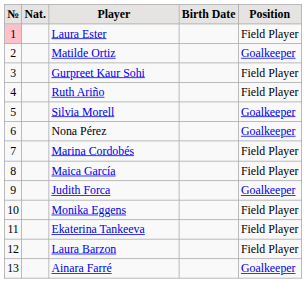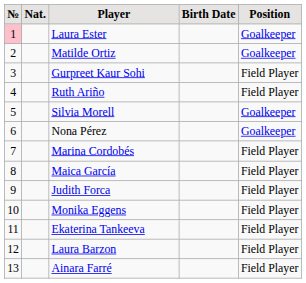(270, 34) Field Player -> (268, 34) Goalkeeper
(268, 190) Goalkeeper -> (270, 190) Field Player
(268, 268) Goalkeeper -> (270, 268) Field Player
